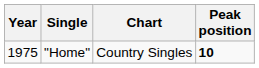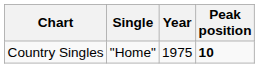columns swapped: (23, 22) <-> (144, 22)
